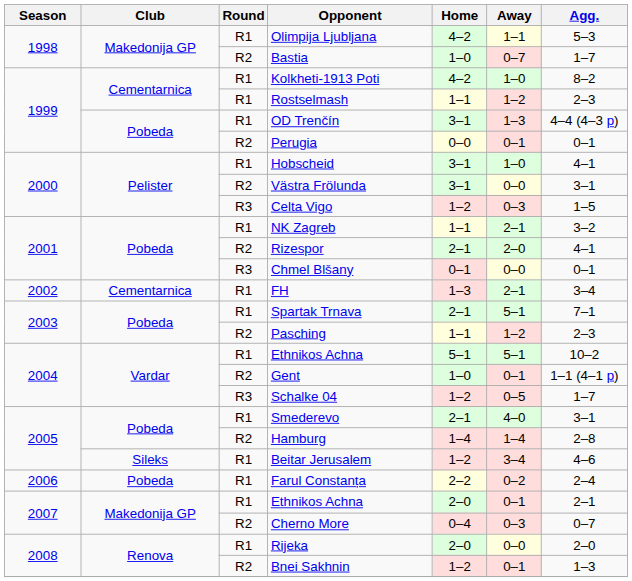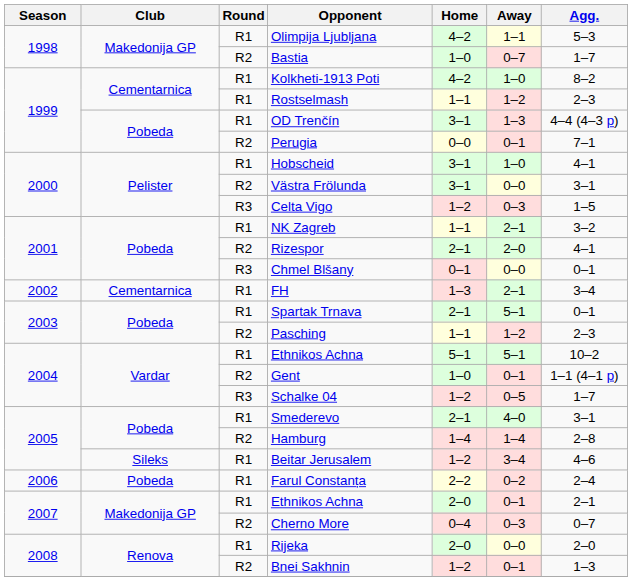(584, 142) 0–1 -> (584, 142) 7–1
(584, 312) 7–1 -> (584, 312) 0–1
